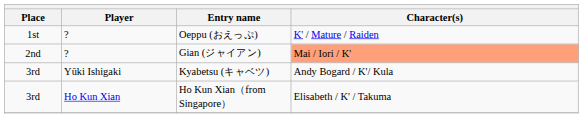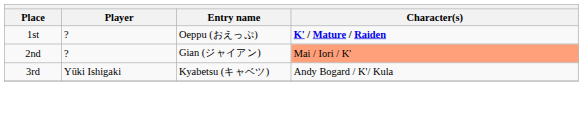(336, 35) normal -> (340, 35) bold
- row: (222, 96)
